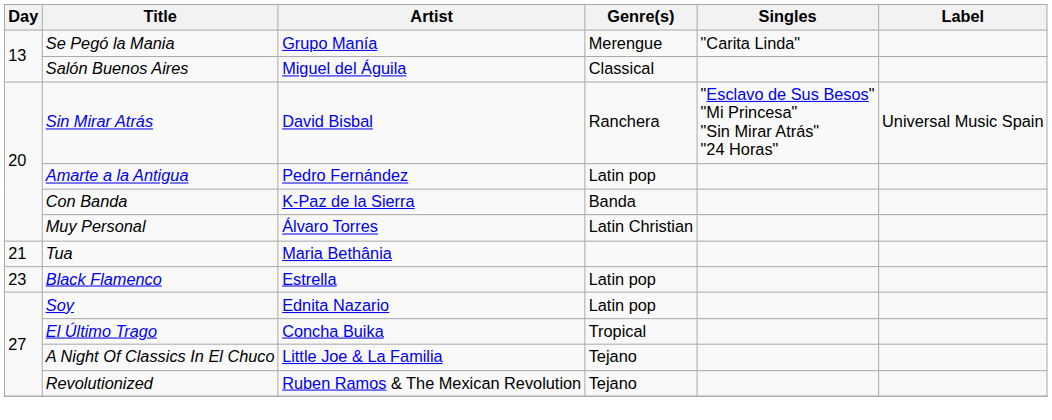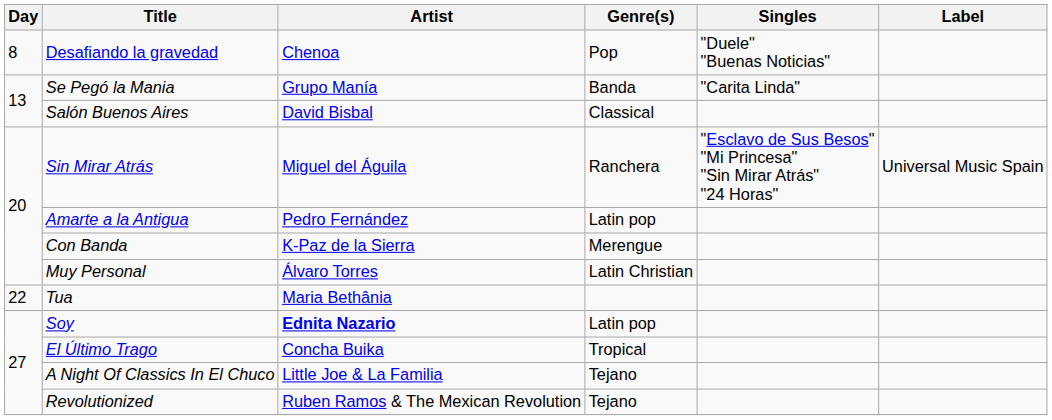+ row: (132, 52)
(625, 43) Merengue -> (612, 87) Banda
(344, 69) Miguel del Águila -> (327, 113) David Bisbal
(327, 122) David Bisbal -> (344, 166) Miguel del Águila
(612, 201) Banda -> (625, 246) Merengue
(17, 253) 21 -> (17, 297) 22
- row: (104, 279)
(336, 305) normal -> (339, 323) bold
